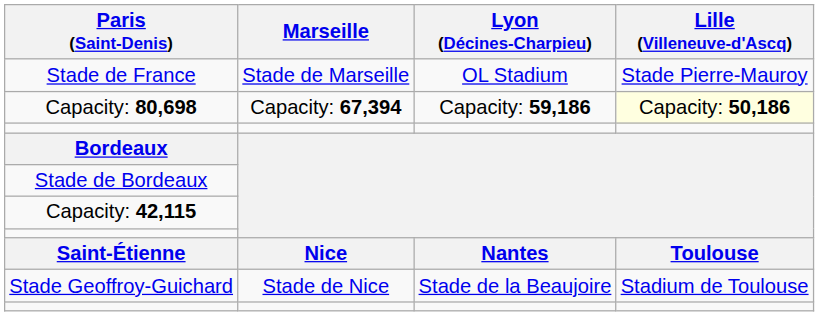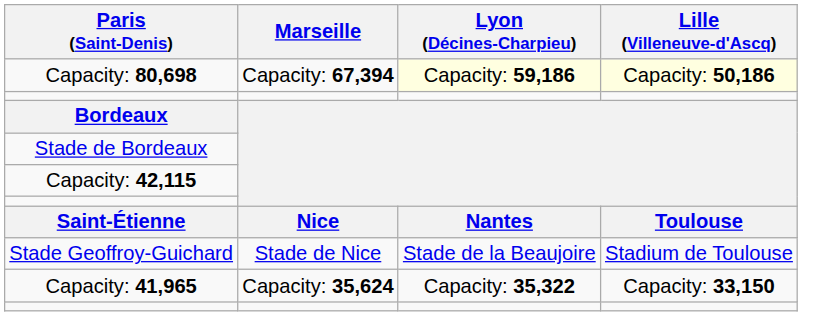- row: (121, 75)
(515, 107) no background -> (499, 75) lightyellow background
+ row: (121, 285)
